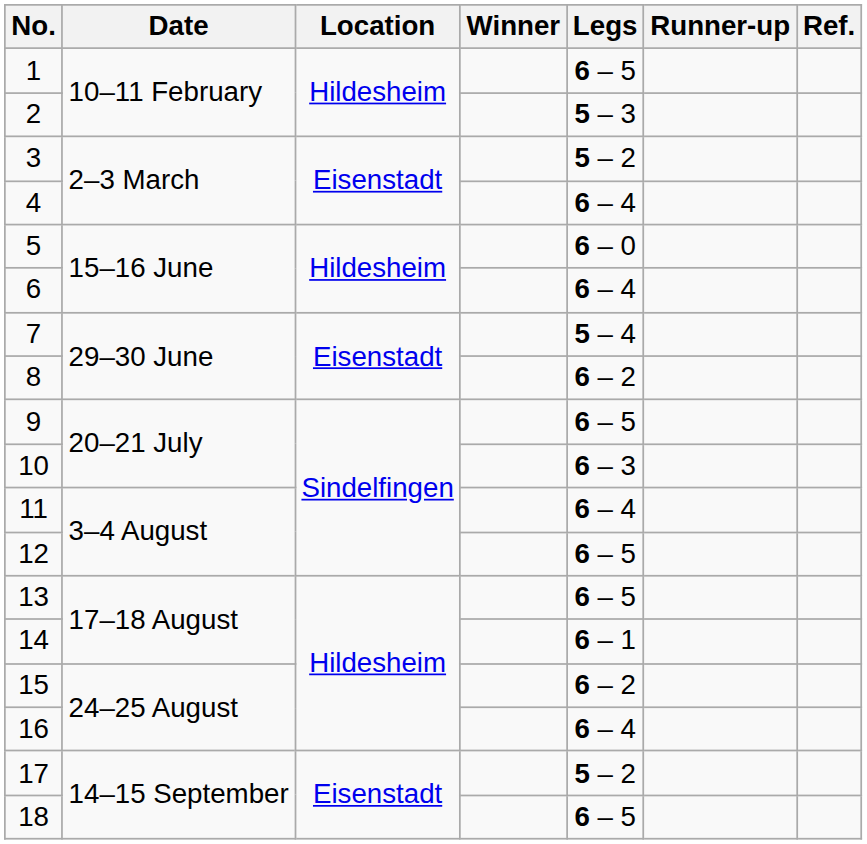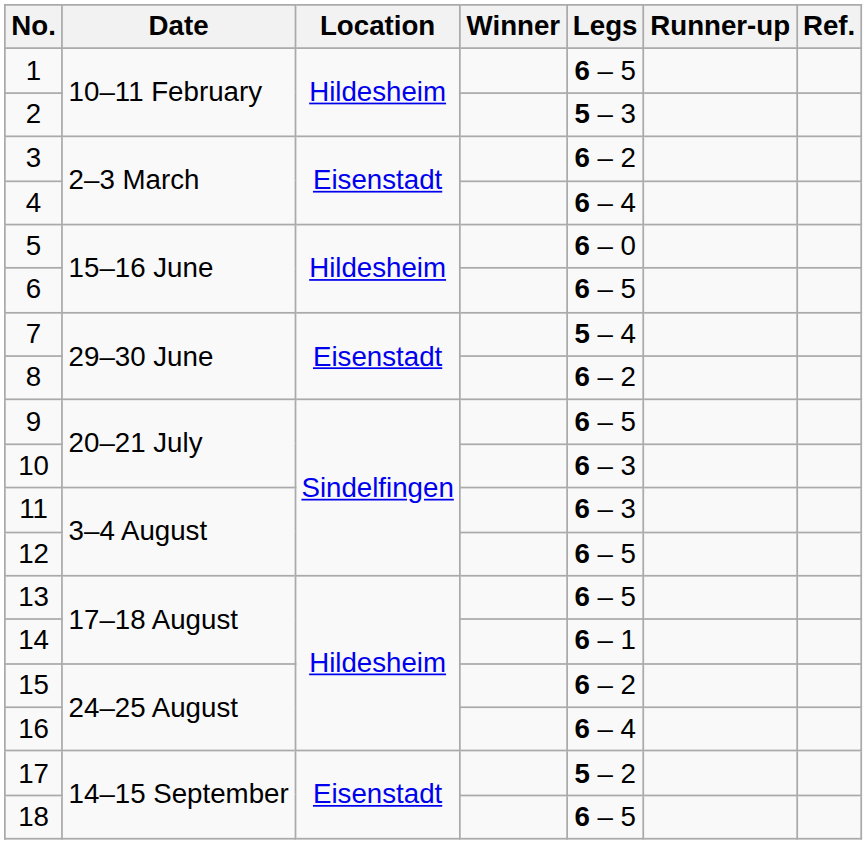(605, 158) 5 – 2 -> (605, 158) 6 – 2
(605, 289) 6 – 4 -> (605, 289) 6 – 5
(605, 509) 6 – 4 -> (605, 509) 6 – 3
